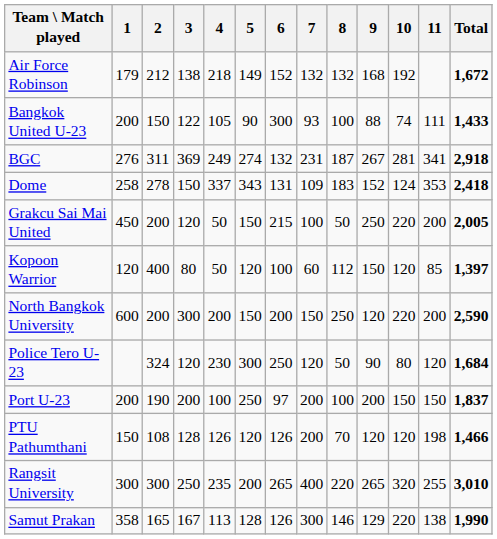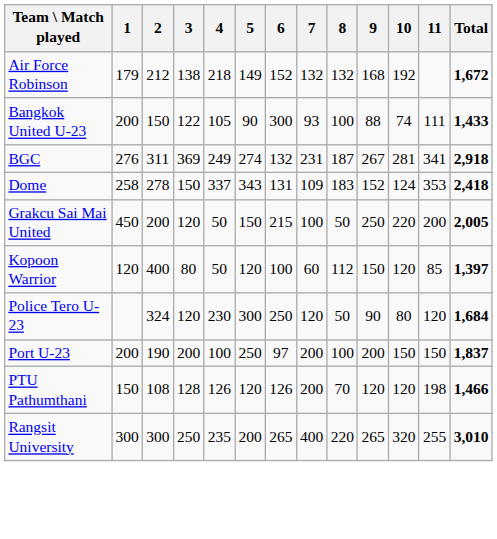- row: (56, 315)
- row: (52, 520)
